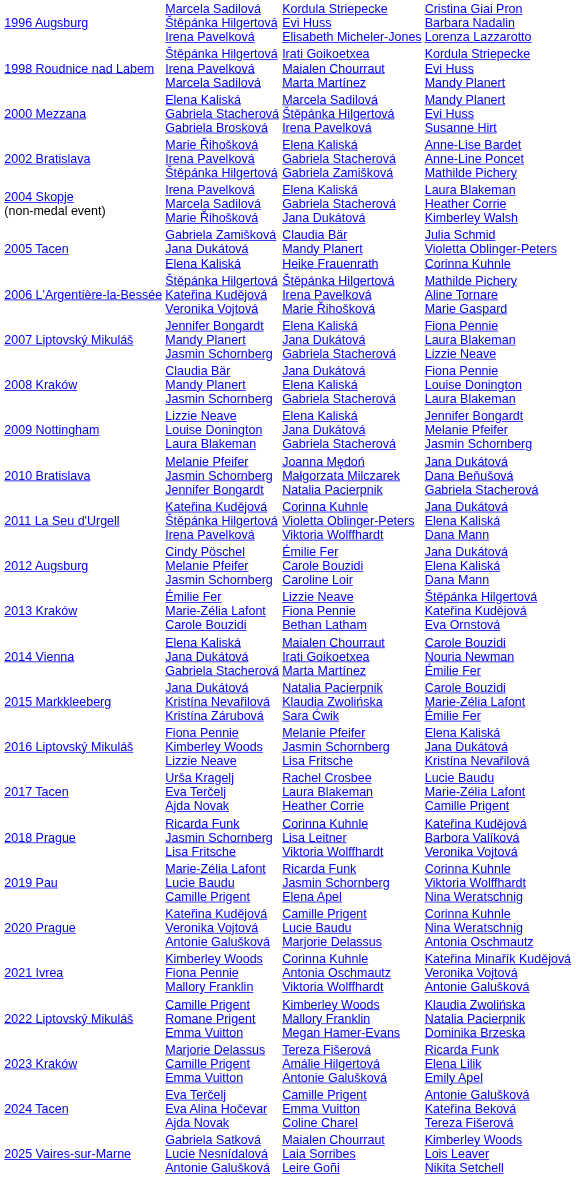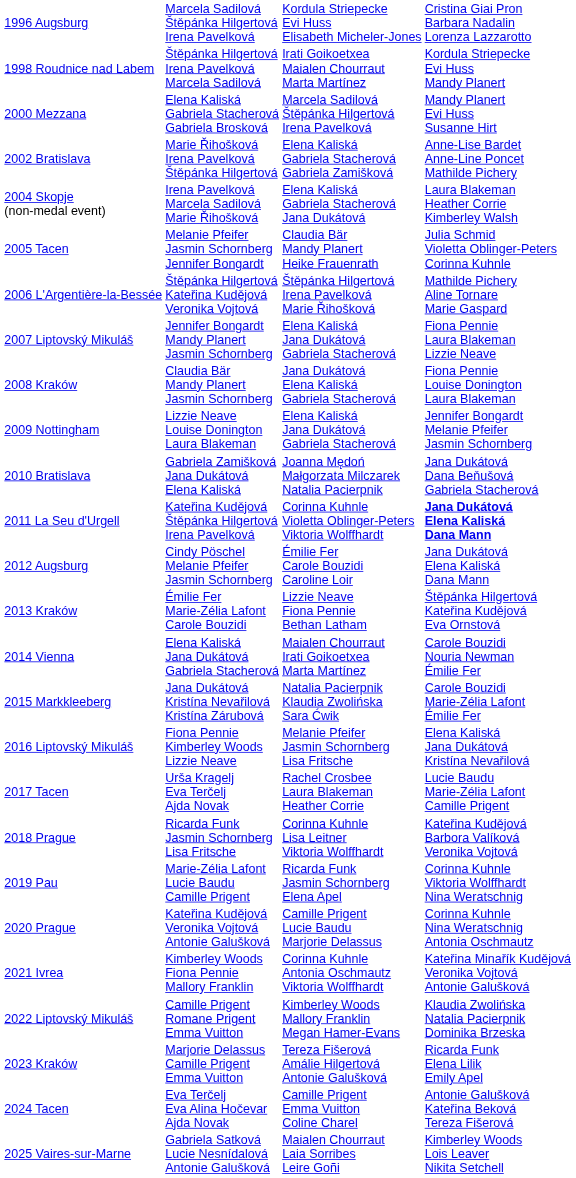(221, 249) Gabriela Zamišková Jana Dukátová Elena Kaliská -> (219, 249) Melanie Pfeifer Jasmin Schornberg Jennifer Bongardt
(219, 475) Melanie Pfeifer Jasmin Schornberg Jennifer Bongardt -> (221, 475) Gabriela Zamišková Jana Dukátová Elena Kaliská
(466, 521) normal -> (469, 521) bold
